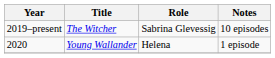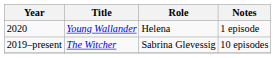rows swapped: (34, 28) <-> (17, 45)
